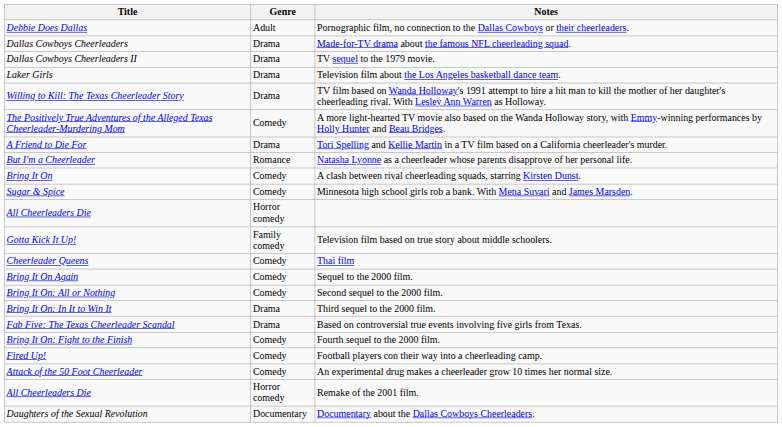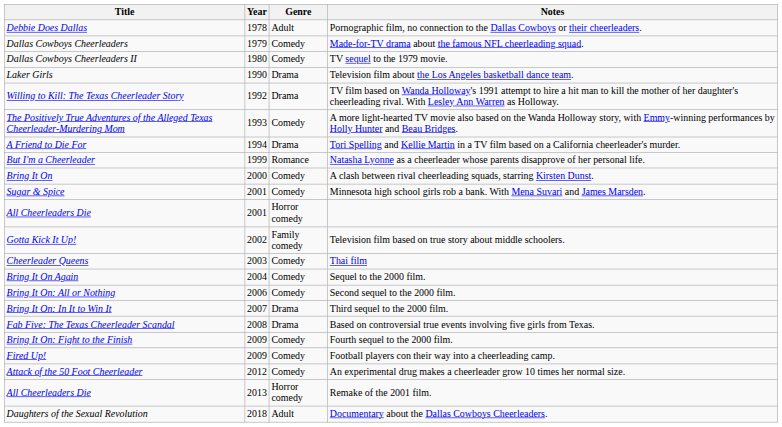+ column: (257, 12)
(266, 43) Drama -> (288, 43) Comedy
(266, 59) Drama -> (288, 59) Comedy
(280, 414) Documentary -> (283, 414) Adult
